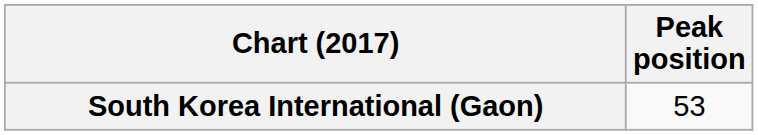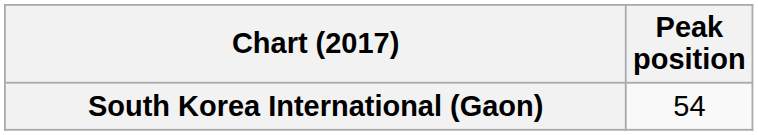(689, 105) 53 -> (689, 105) 54
